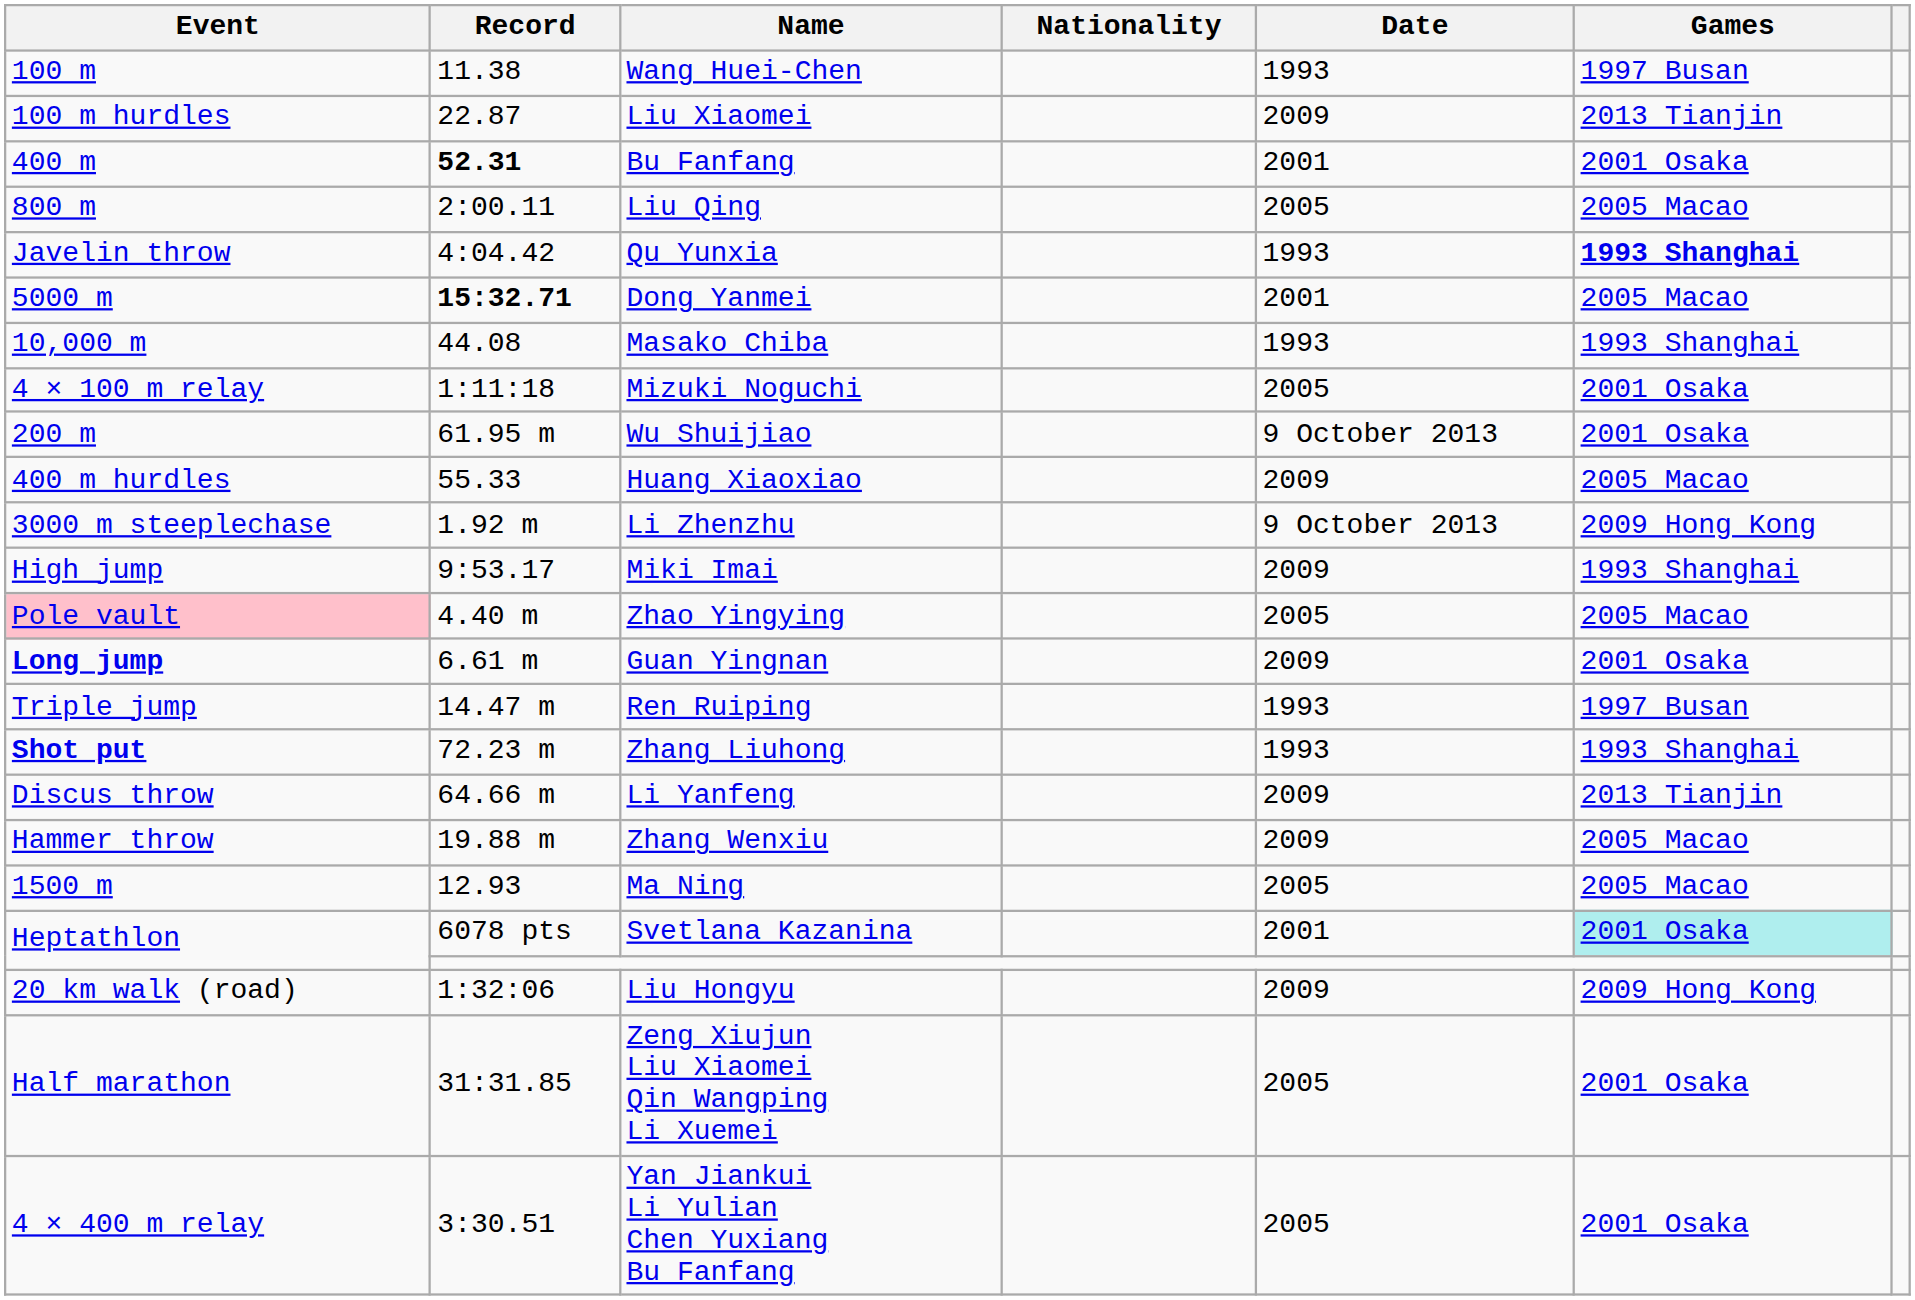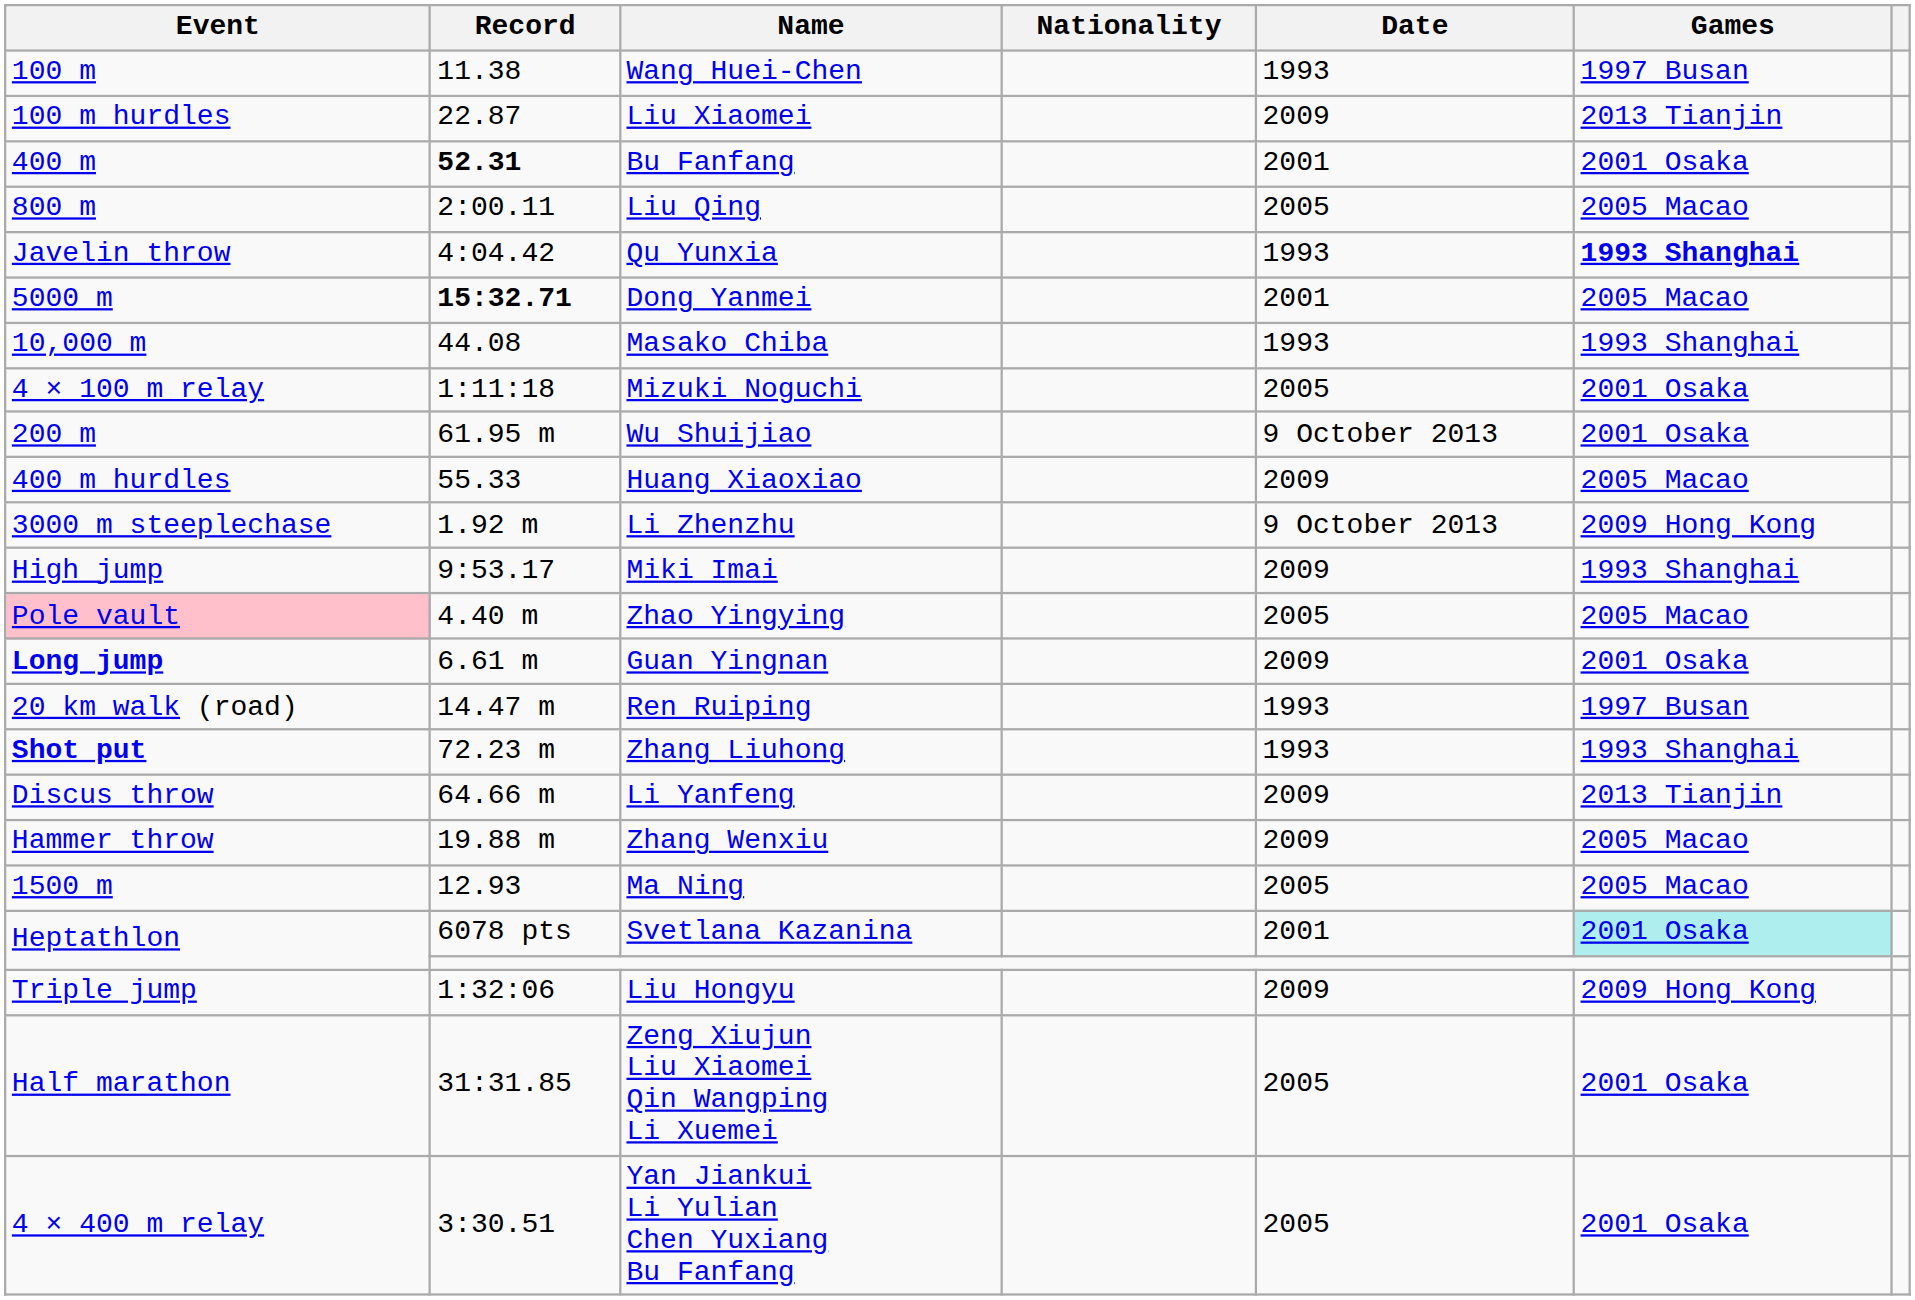(104, 707) Triple jump -> (155, 707) 20 km walk (road)
(155, 992) 20 km walk (road) -> (104, 992) Triple jump
